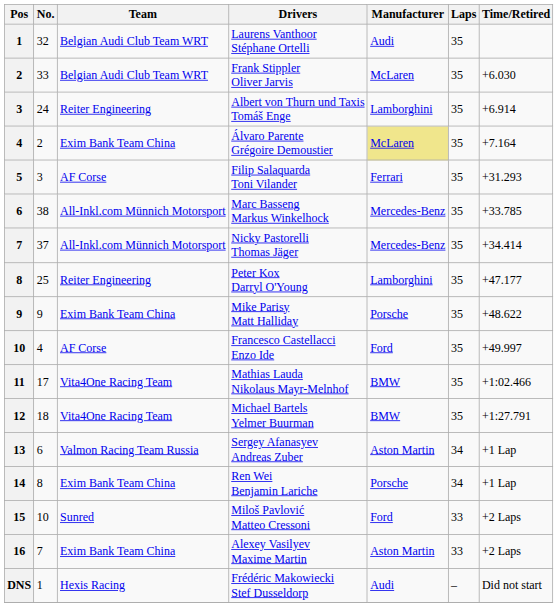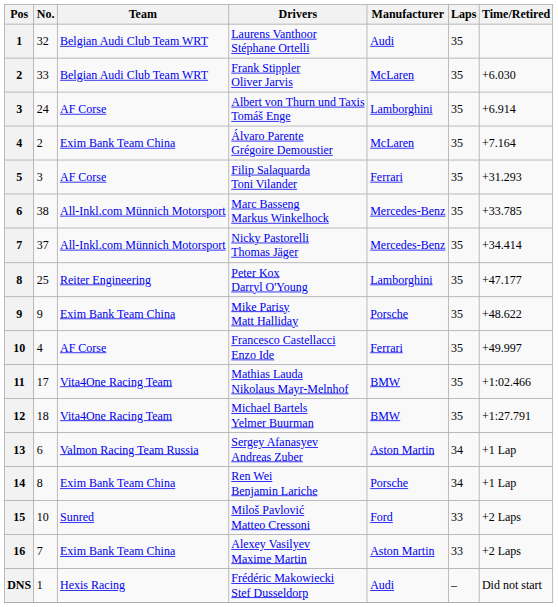(105, 109) Reiter Engineering -> (83, 109) AF Corse
(392, 143) khaki background -> (392, 143) no background
(381, 347) Ford -> (386, 347) Ferrari
